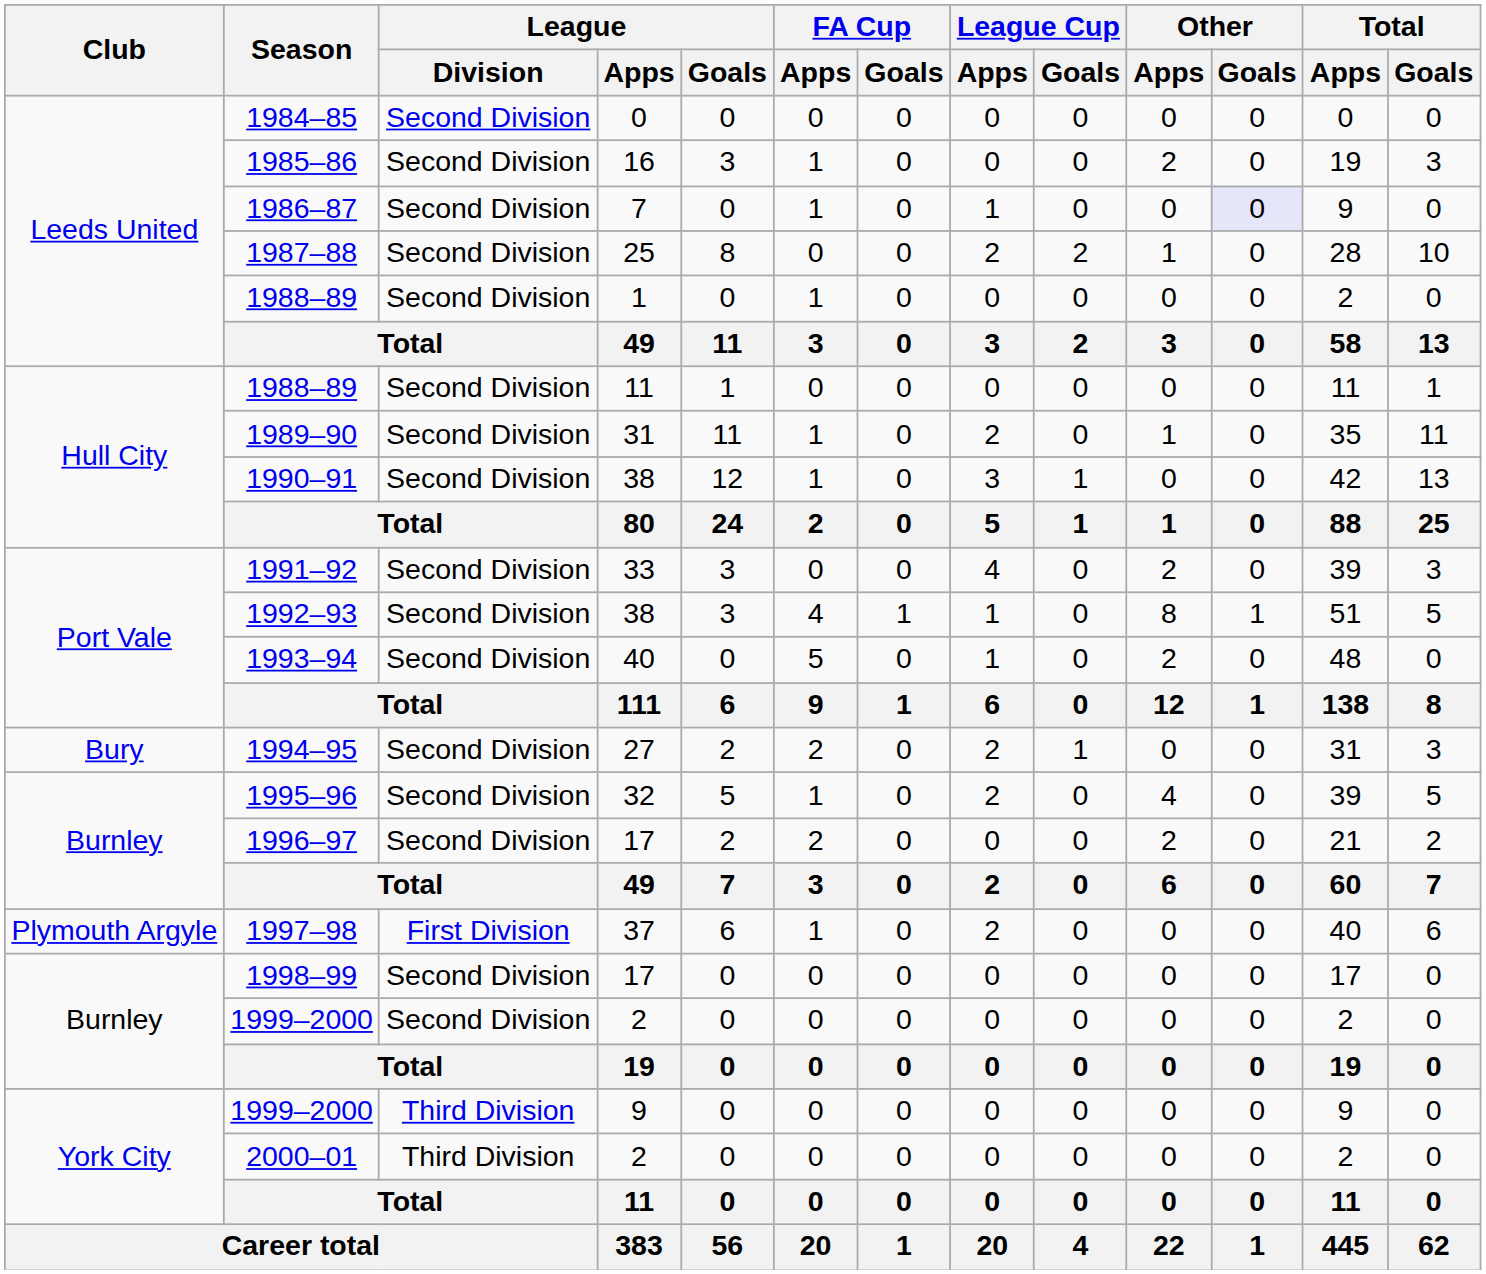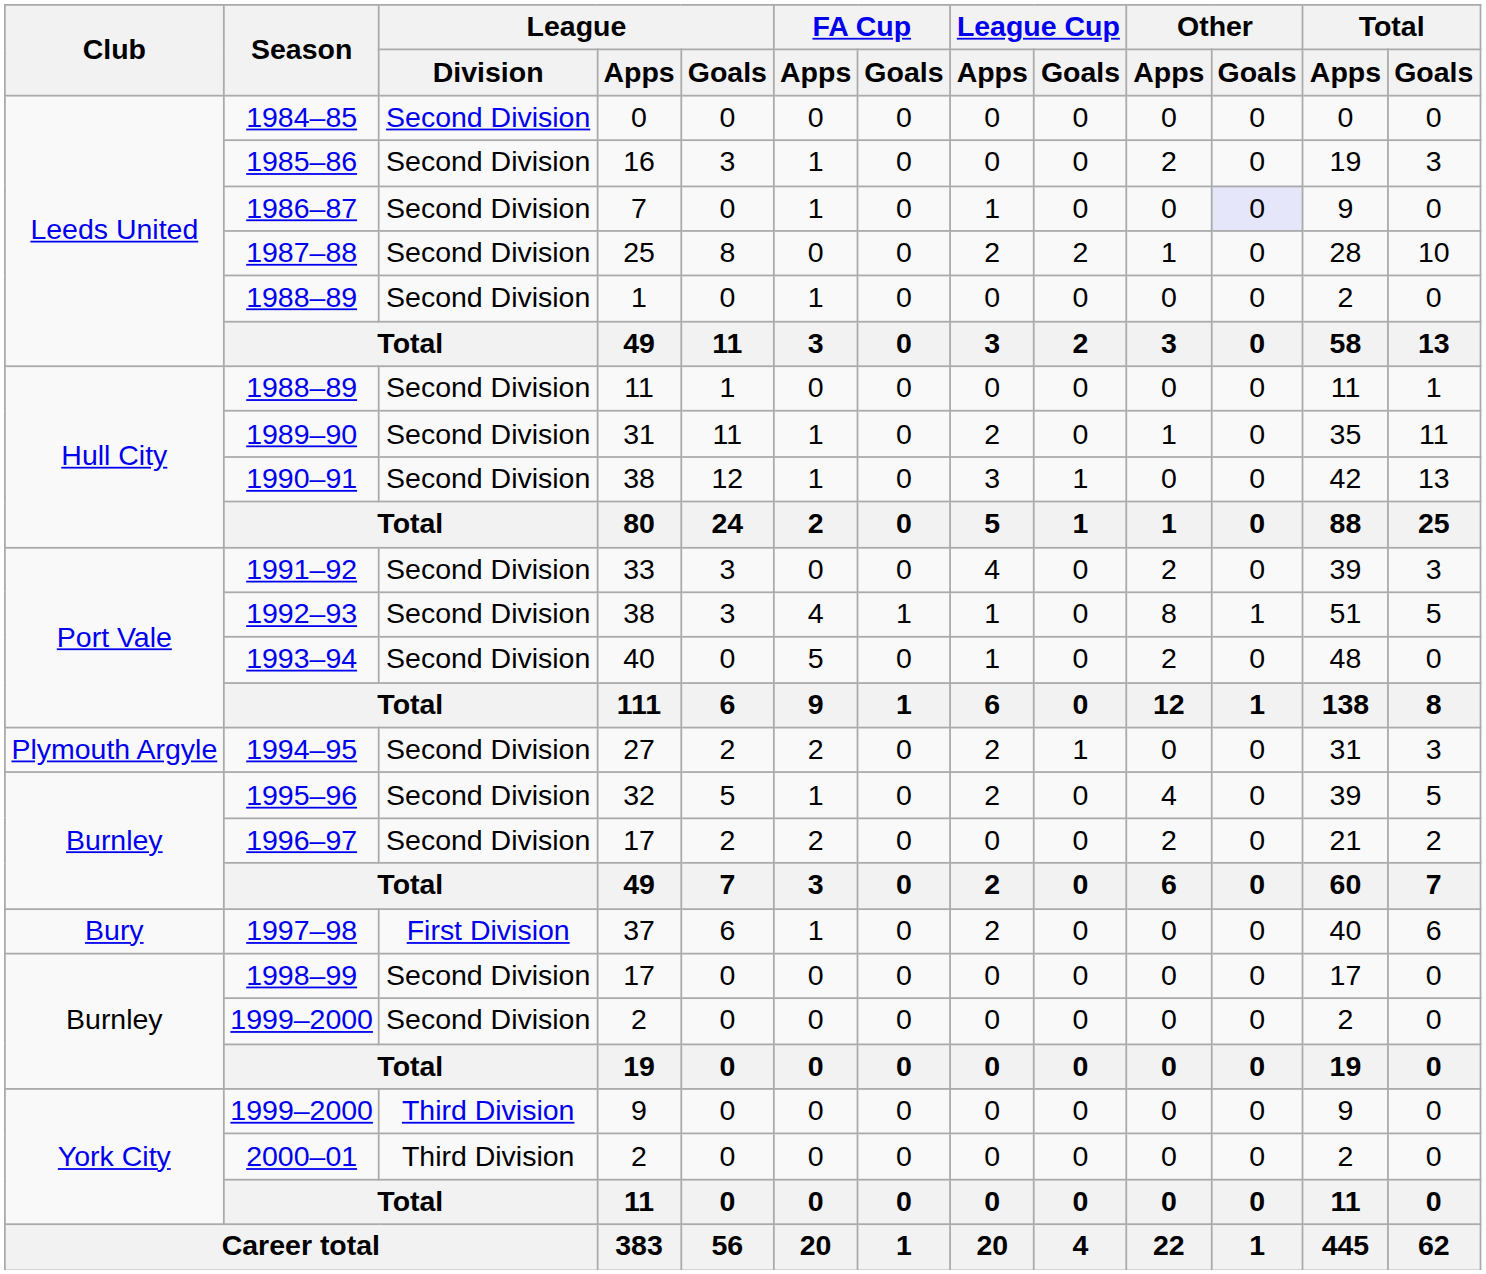(114, 749) Bury -> (114, 749) Plymouth Argyle
(114, 930) Plymouth Argyle -> (114, 930) Bury
